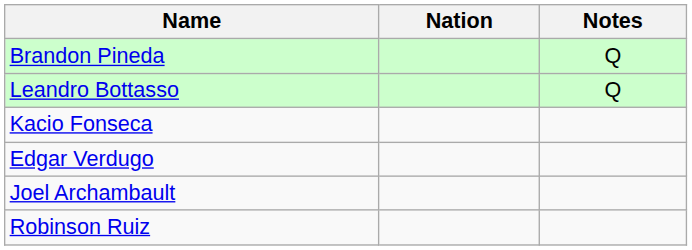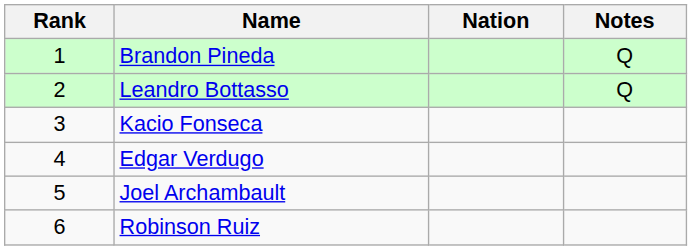+ column: (60, 21)
